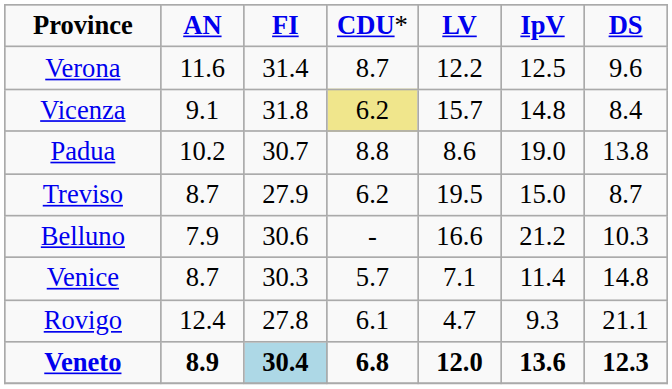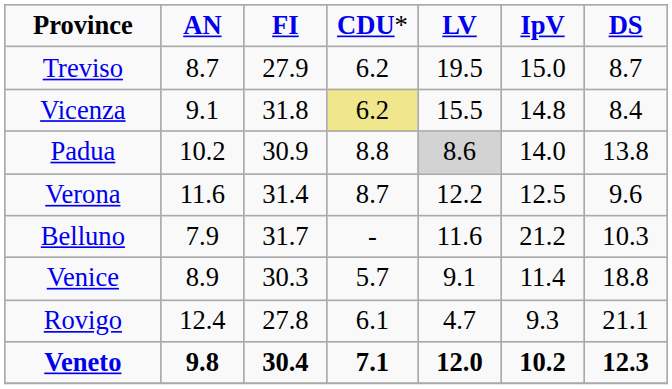rows swapped: (83, 67) <-> (83, 194)
(460, 109) 15.7 -> (460, 109) 15.5
(285, 151) 30.7 -> (285, 151) 30.9
(460, 151) no background -> (460, 151) lightgrey background
(543, 151) 19.0 -> (543, 151) 14.0
(285, 236) 30.6 -> (285, 236) 31.7
(460, 236) 16.6 -> (460, 236) 11.6
(202, 278) 8.7 -> (202, 278) 8.9
(460, 278) 7.1 -> (460, 278) 9.1
(626, 278) 14.8 -> (626, 278) 18.8
(202, 362) 8.9 -> (202, 362) 9.8
(285, 362) lightblue background -> (285, 362) no background
(372, 362) 6.8 -> (372, 362) 7.1
(543, 362) 13.6 -> (543, 362) 10.2
